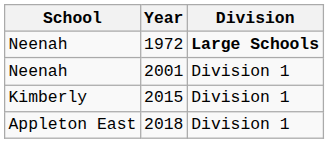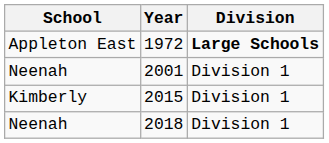(38, 45) Neenah -> (72, 45) Appleton East
(72, 125) Appleton East -> (38, 125) Neenah
